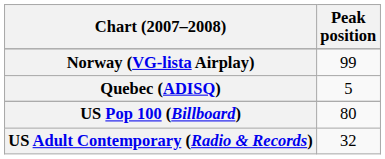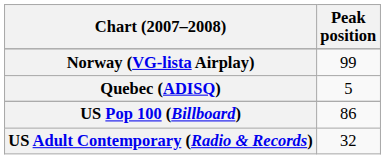(348, 114) 80 -> (348, 114) 86
